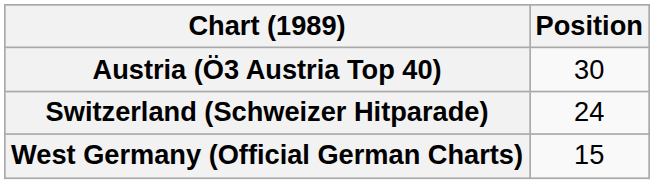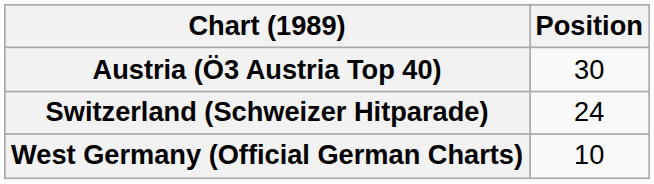(589, 155) 15 -> (589, 155) 10
